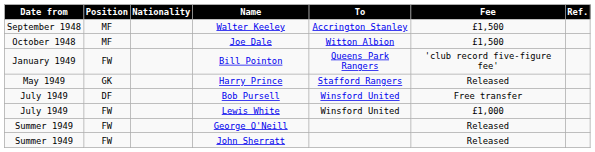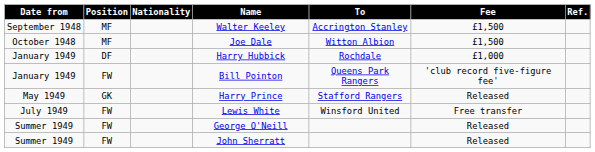+ row: (251, 56)
- row: (251, 96)
(488, 110) £1,000 -> (488, 110) Free transfer
